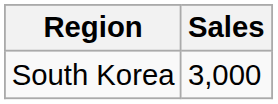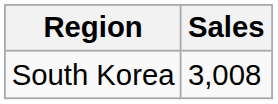(225, 74) 3,000 -> (225, 74) 3,008
